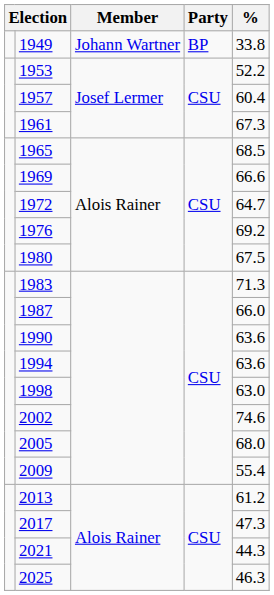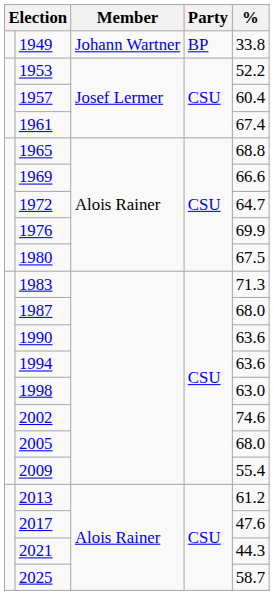(250, 124) 67.3 -> (250, 124) 67.4
(250, 151) 68.5 -> (250, 151) 68.8
(250, 230) 69.2 -> (250, 230) 69.9
(250, 310) 66.0 -> (250, 310) 68.0
(250, 524) 47.3 -> (250, 524) 47.6
(250, 577) 46.3 -> (250, 577) 58.7
